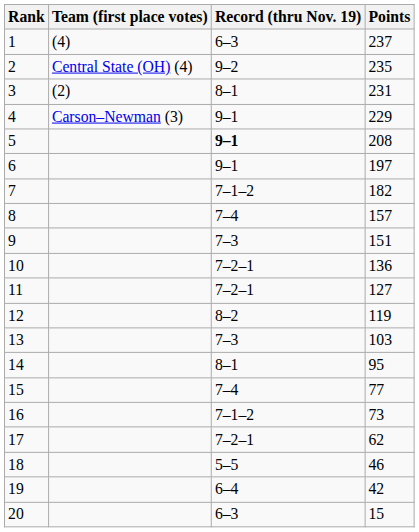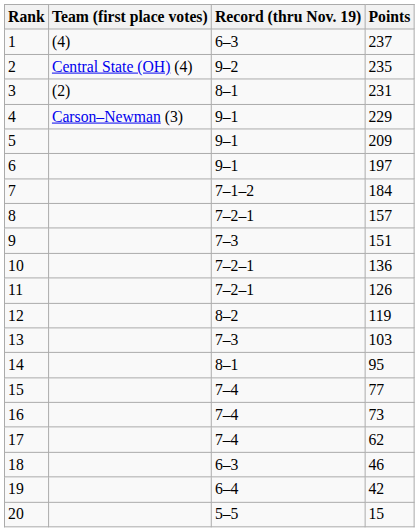(227, 141) bold -> (227, 141) normal
(380, 141) 208 -> (380, 141) 209
(380, 191) 182 -> (380, 191) 184
(227, 215) 7–4 -> (235, 215) 7–2–1
(380, 290) 127 -> (380, 290) 126
(235, 414) 7–1–2 -> (227, 414) 7–4
(235, 439) 7–2–1 -> (227, 439) 7–4
(227, 464) 5–5 -> (227, 464) 6–3
(227, 514) 6–3 -> (227, 514) 5–5
